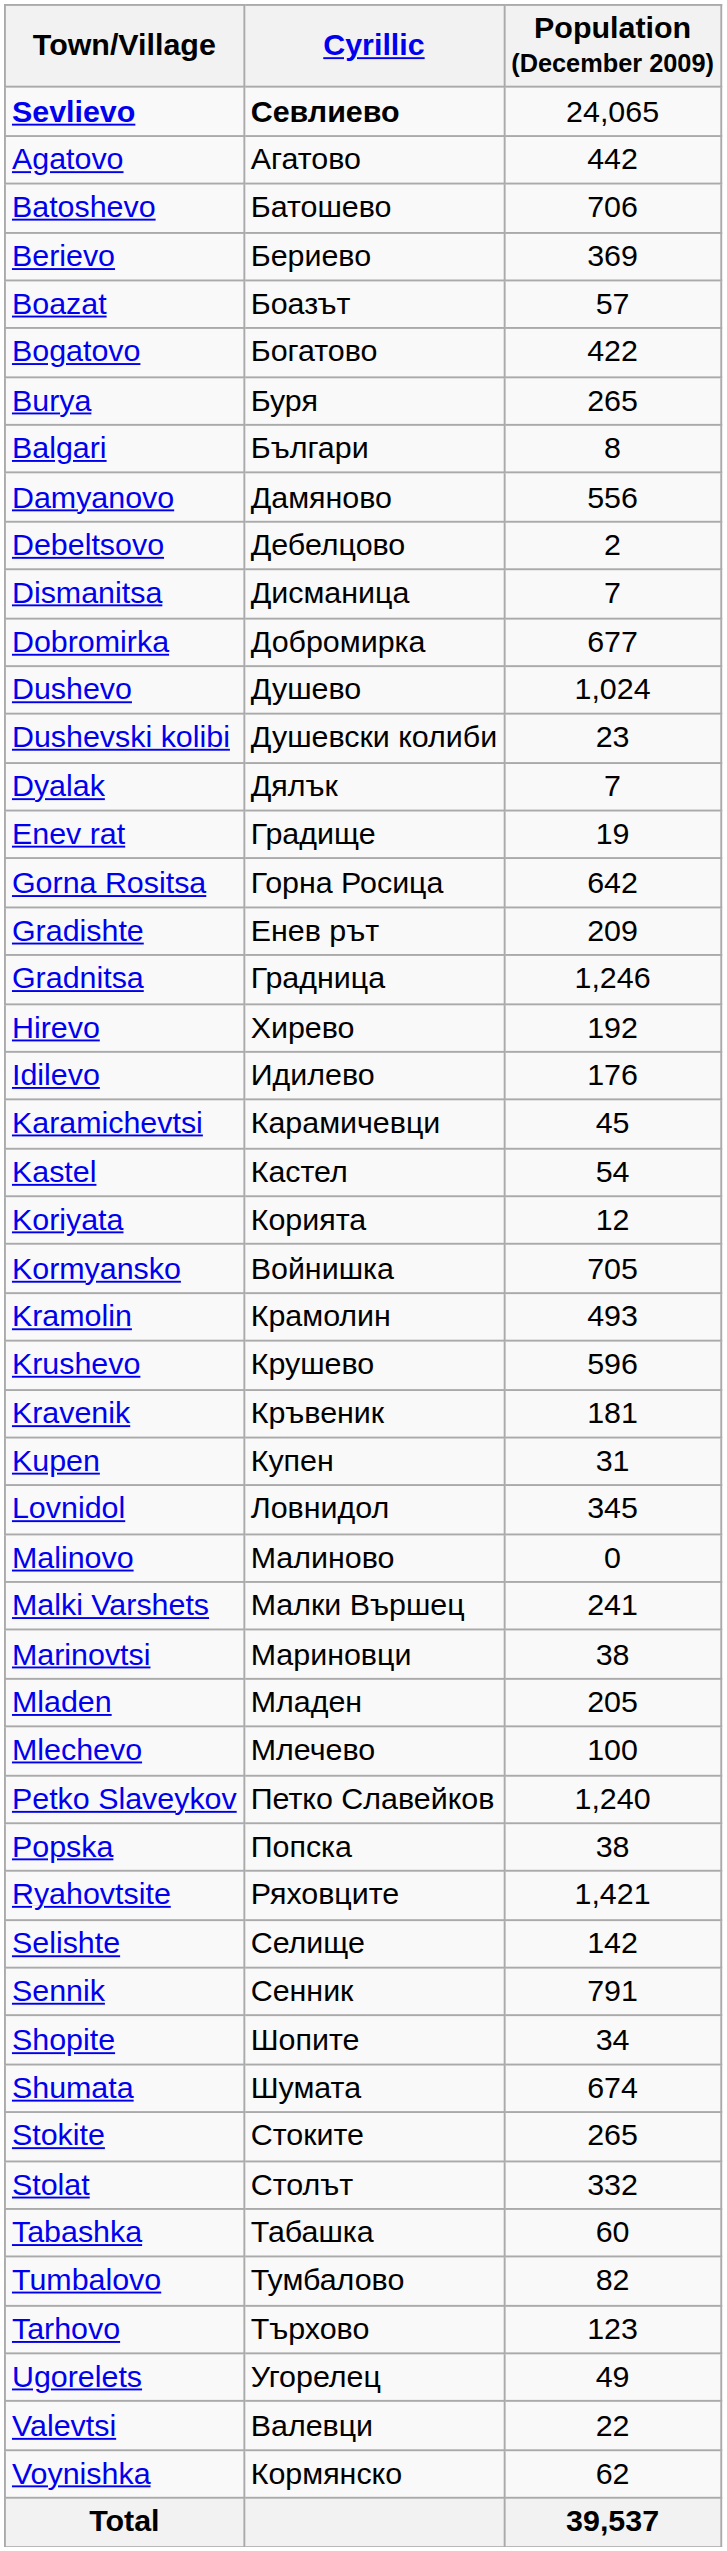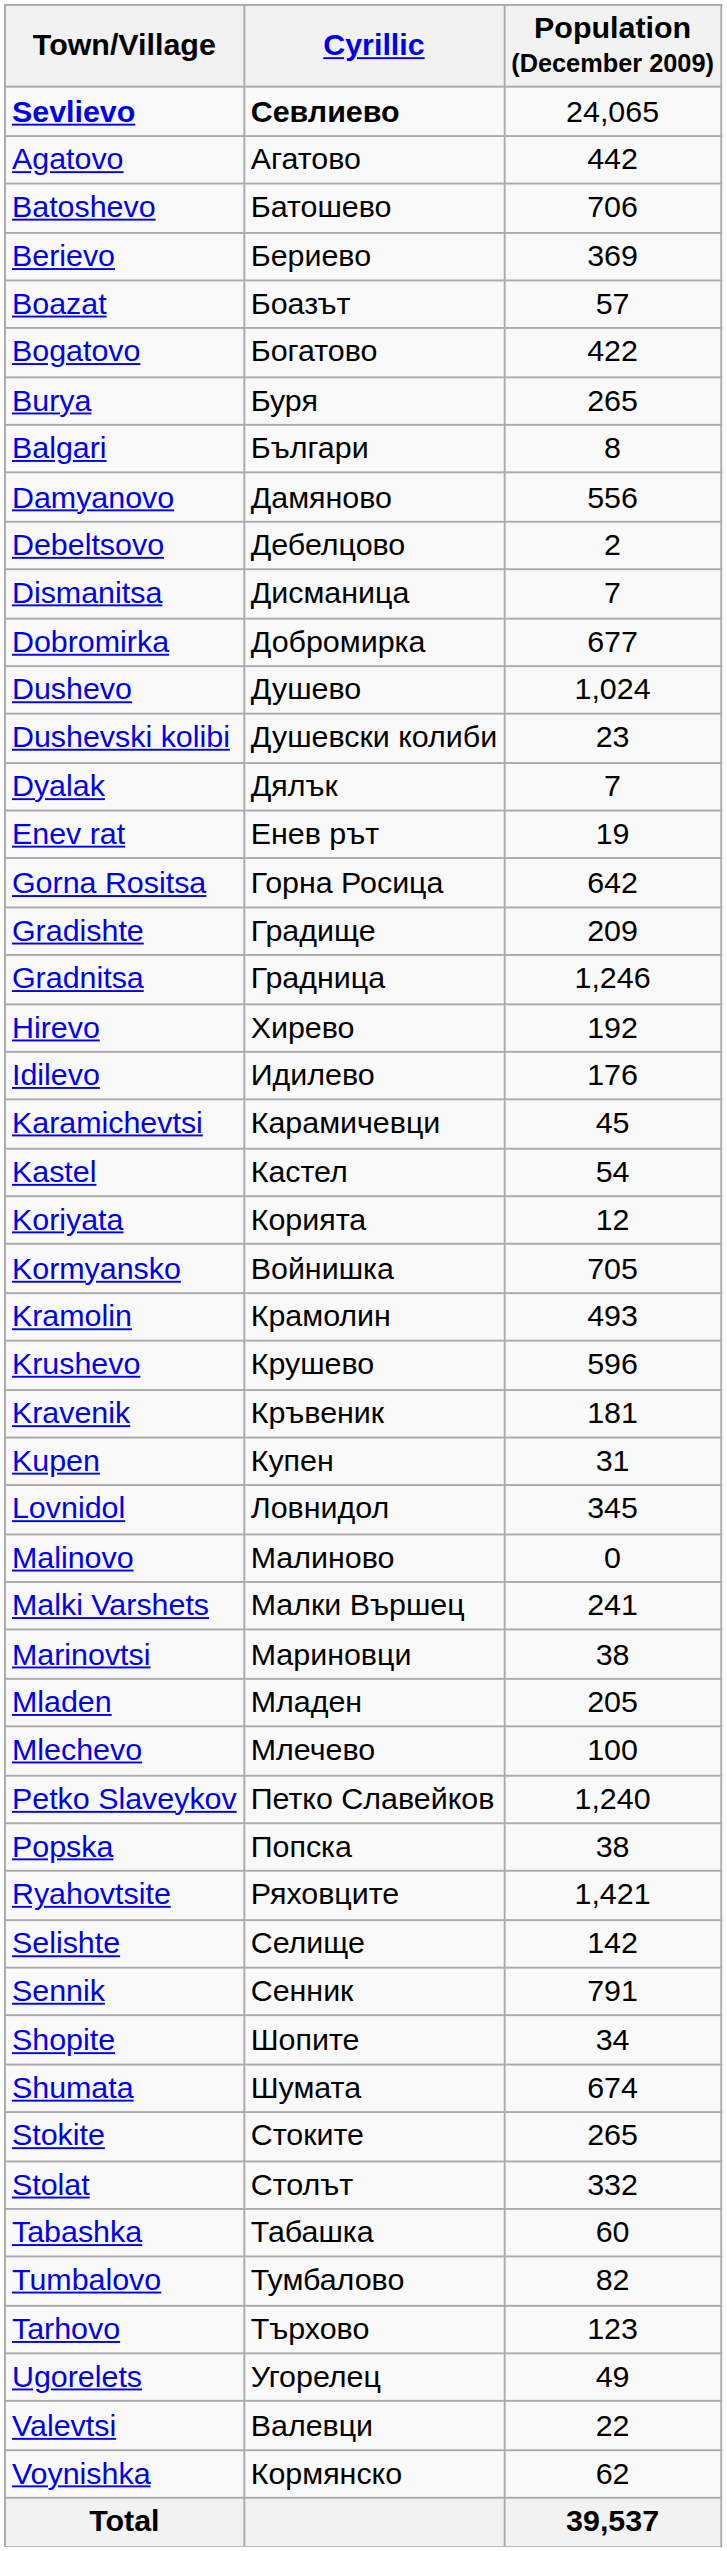(313, 834) Градище -> (315, 834) Енев рът
(315, 930) Енев рът -> (313, 930) Градище
